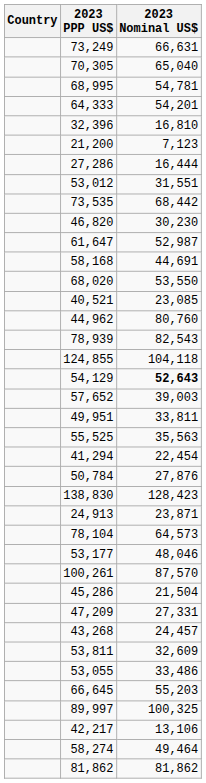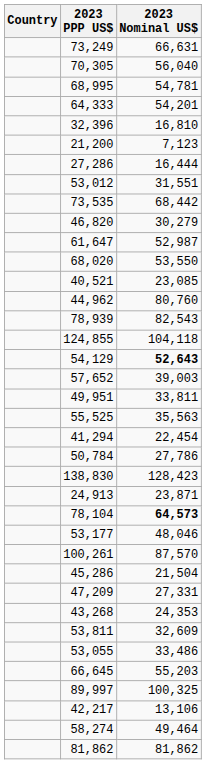(177, 67) 65,040 -> (177, 67) 56,040
(177, 223) 30,230 -> (177, 223) 30,279
- row: (92, 262)
(177, 476) 27,876 -> (177, 457) 27,786
(177, 535) normal -> (177, 515) bold
(177, 632) 24,457 -> (177, 613) 24,353
